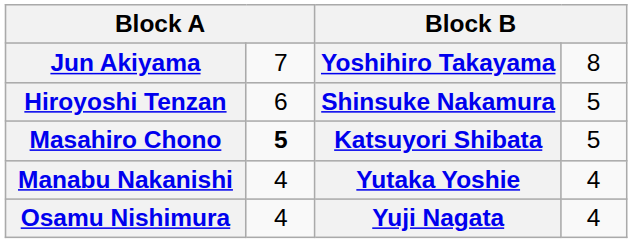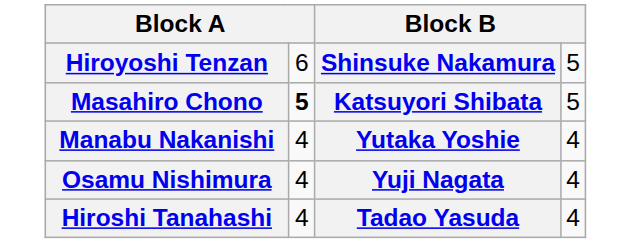- row: (125, 62)
+ row: (167, 218)
